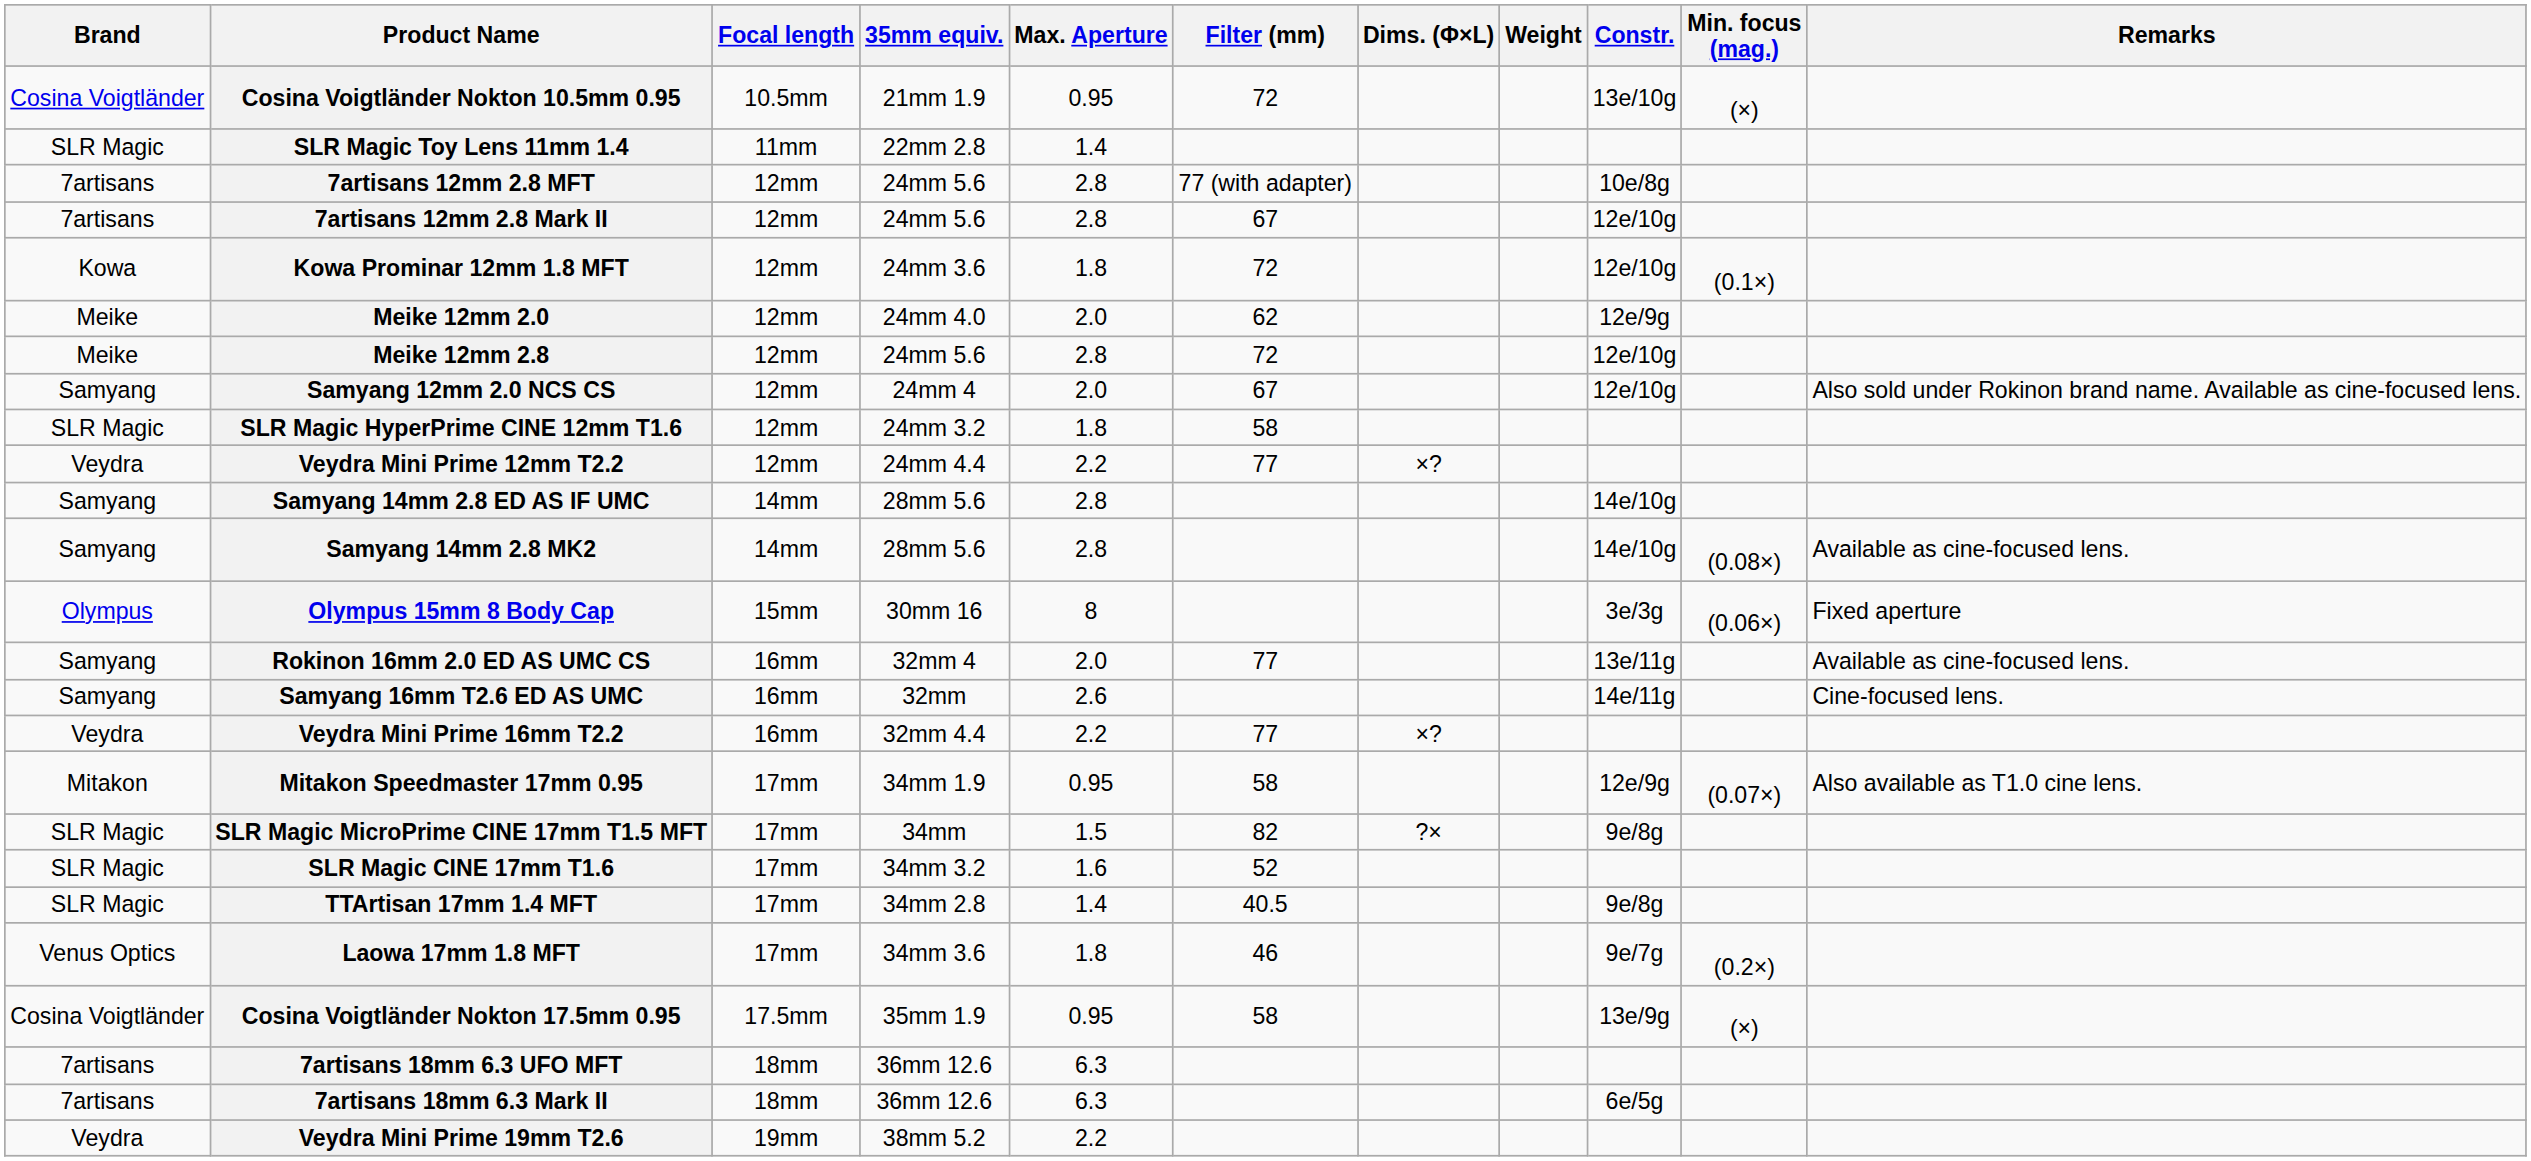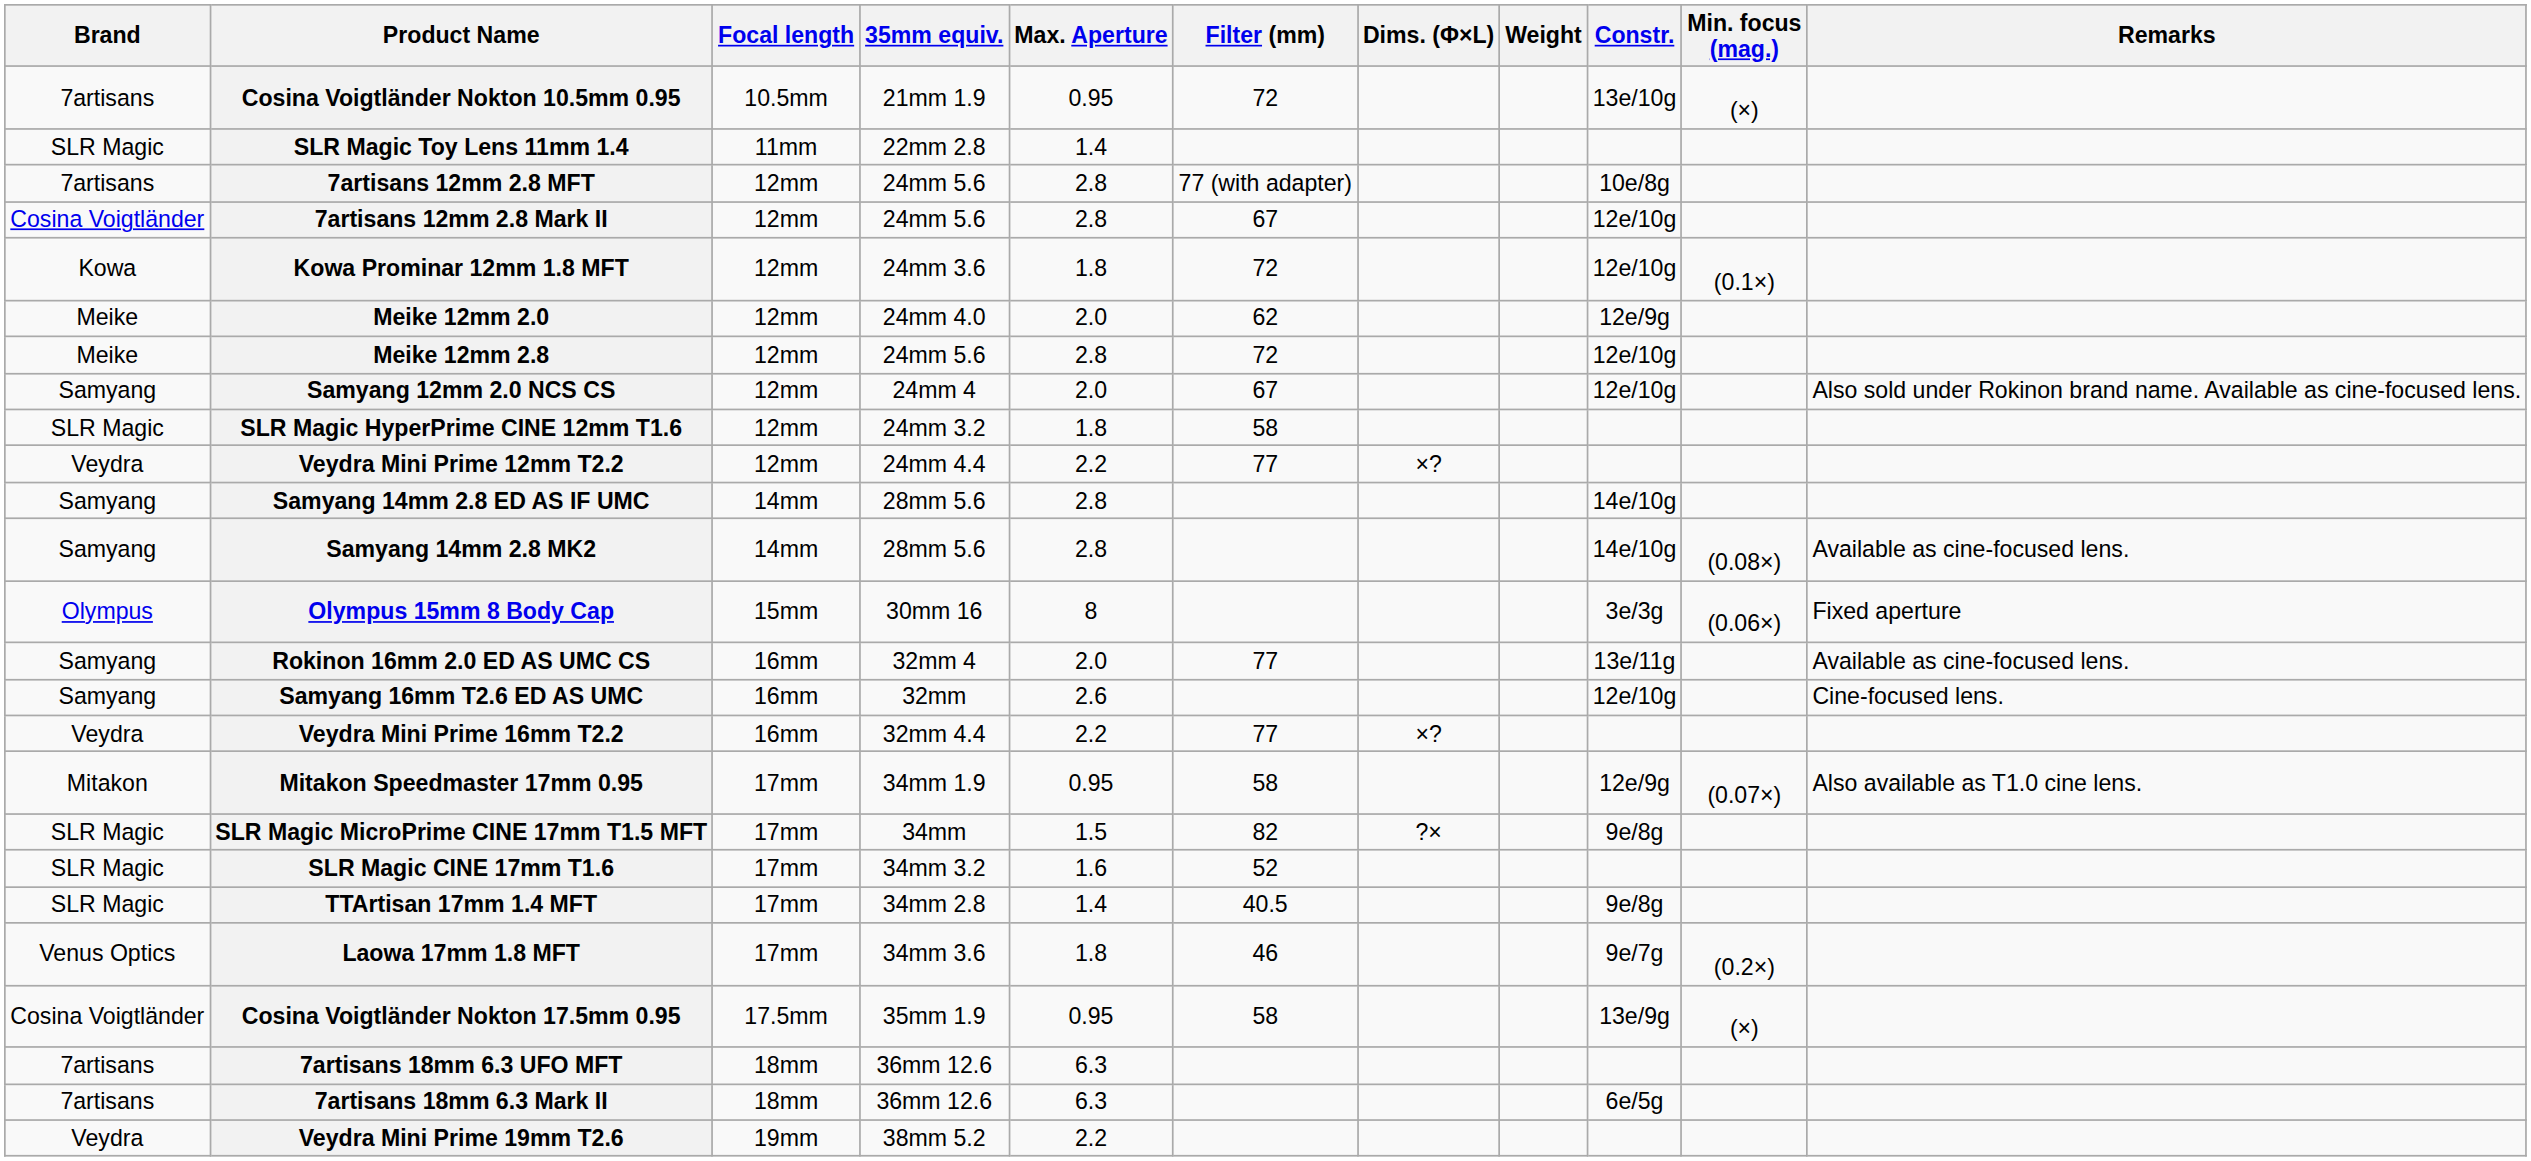(107, 97) Cosina Voigtländer -> (107, 97) 7artisans
(107, 219) 7artisans -> (107, 219) Cosina Voigtländer
(1634, 697) 14e/11g -> (1634, 697) 12e/10g
